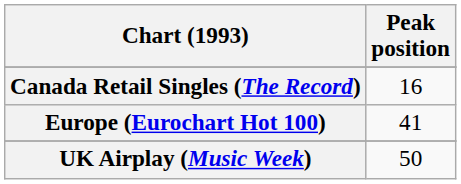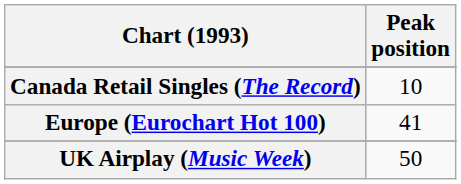(411, 85) 16 -> (411, 85) 10
